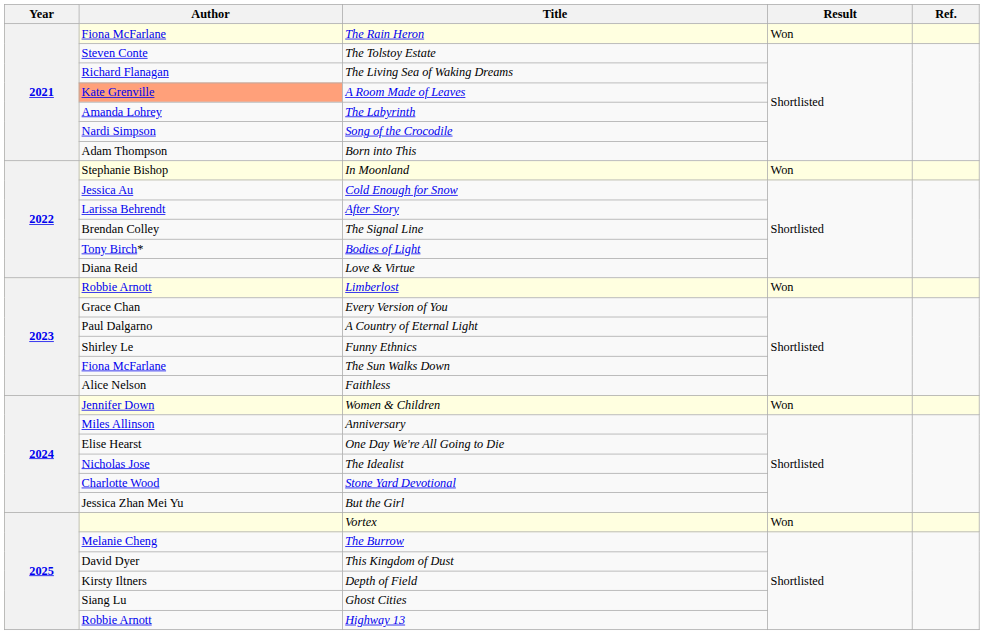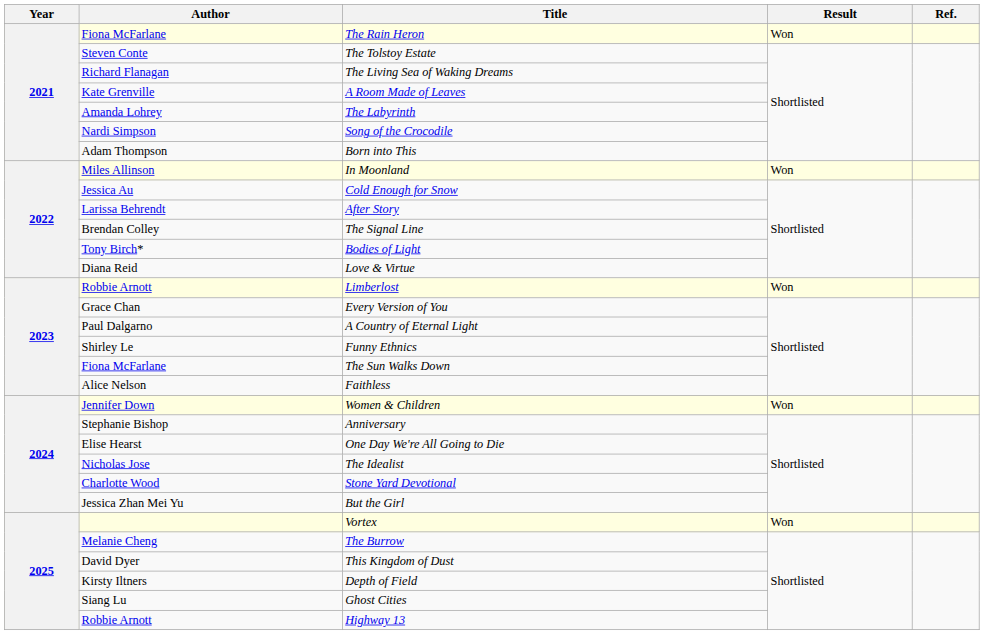(118, 92) lightsalmon background -> (118, 92) no background
(125, 170) Stephanie Bishop -> (118, 170) Miles Allinson
(118, 424) Miles Allinson -> (125, 424) Stephanie Bishop
